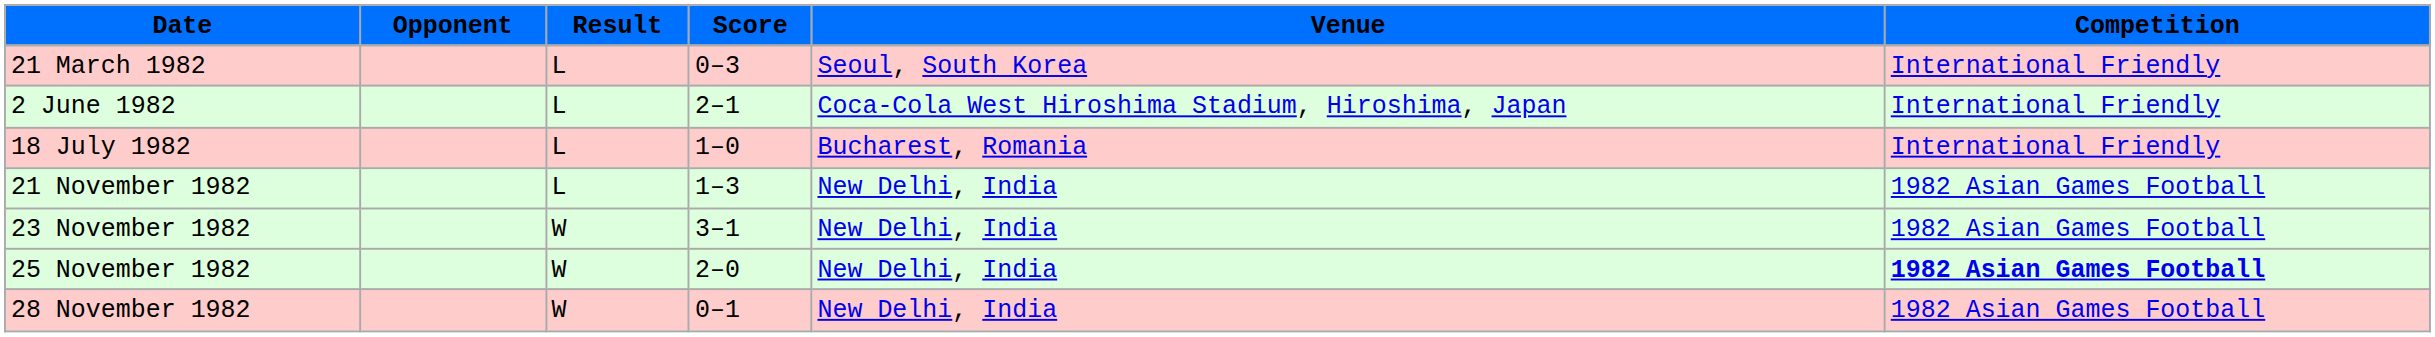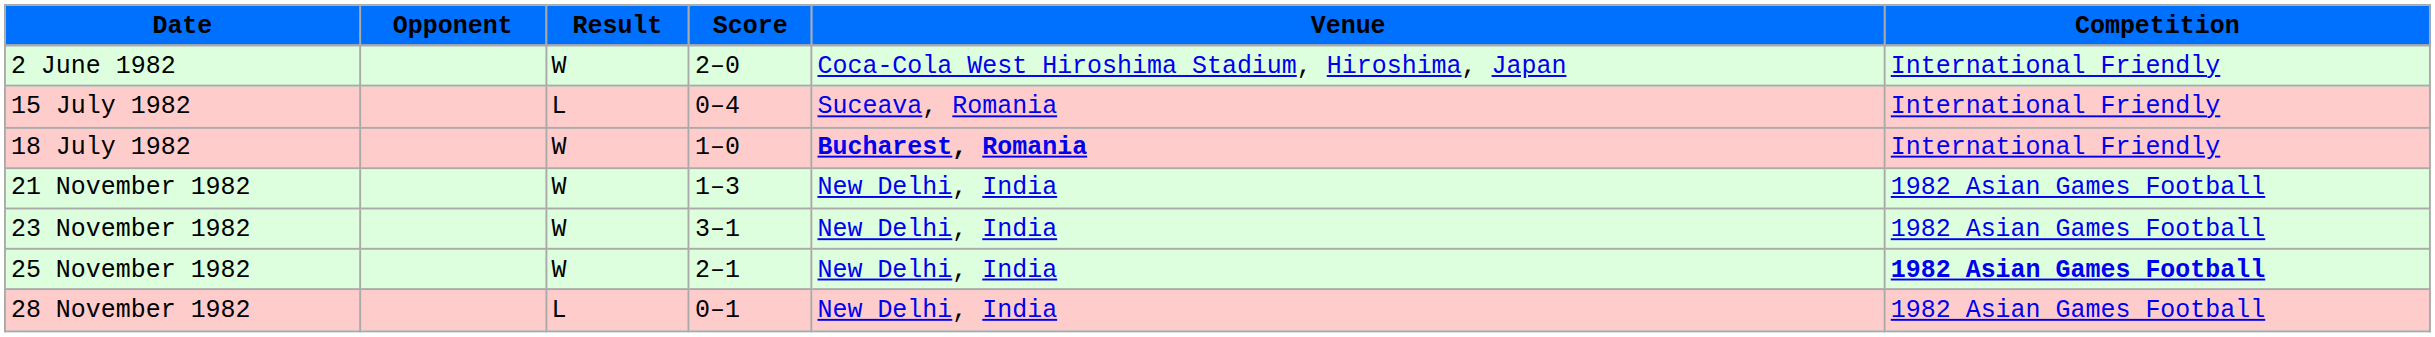- row: (108, 66)
(559, 107) L -> (559, 66) W
(718, 107) 2–1 -> (718, 66) 2–0
+ row: (101, 107)
(559, 147) L -> (559, 147) W
(952, 147) normal -> (952, 147) bold
(559, 188) L -> (559, 188) W
(718, 269) 2–0 -> (718, 269) 2–1
(559, 310) W -> (559, 310) L
